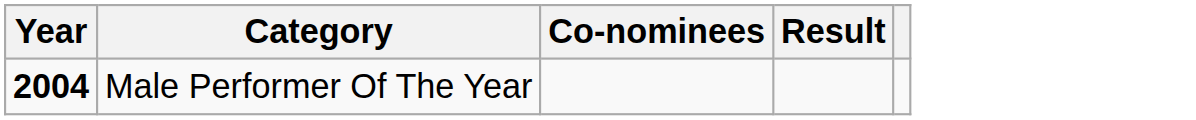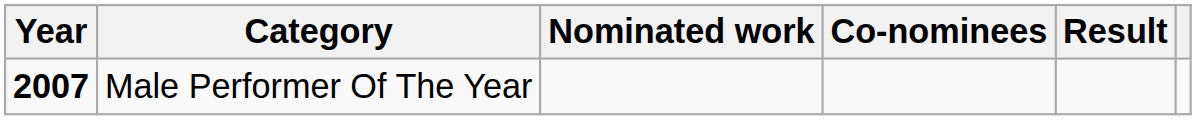+ column: (681, 31)
(51, 85) 2004 -> (51, 85) 2007
